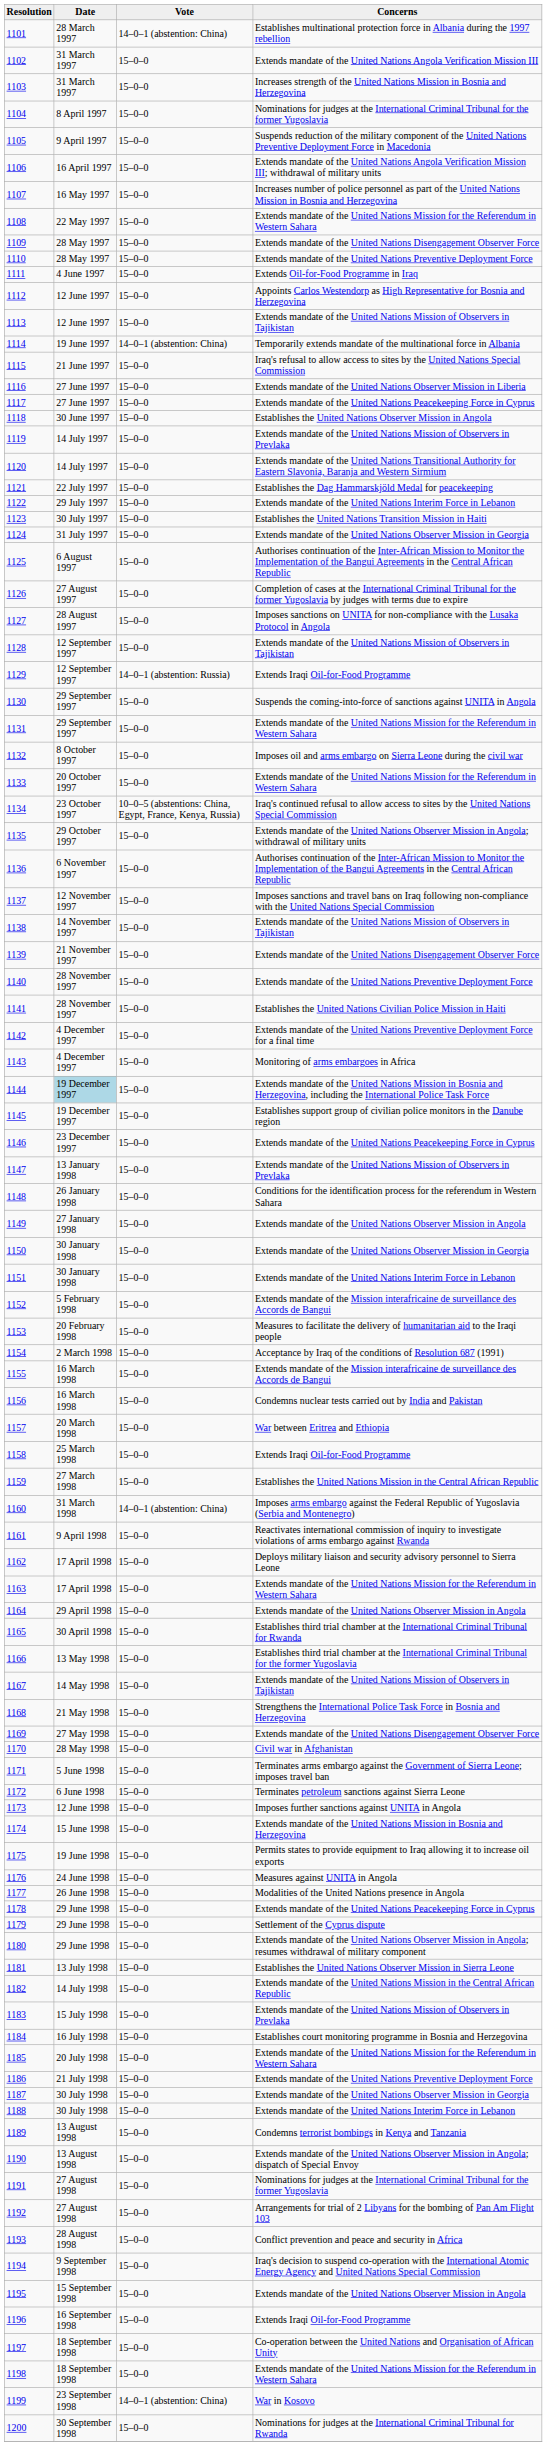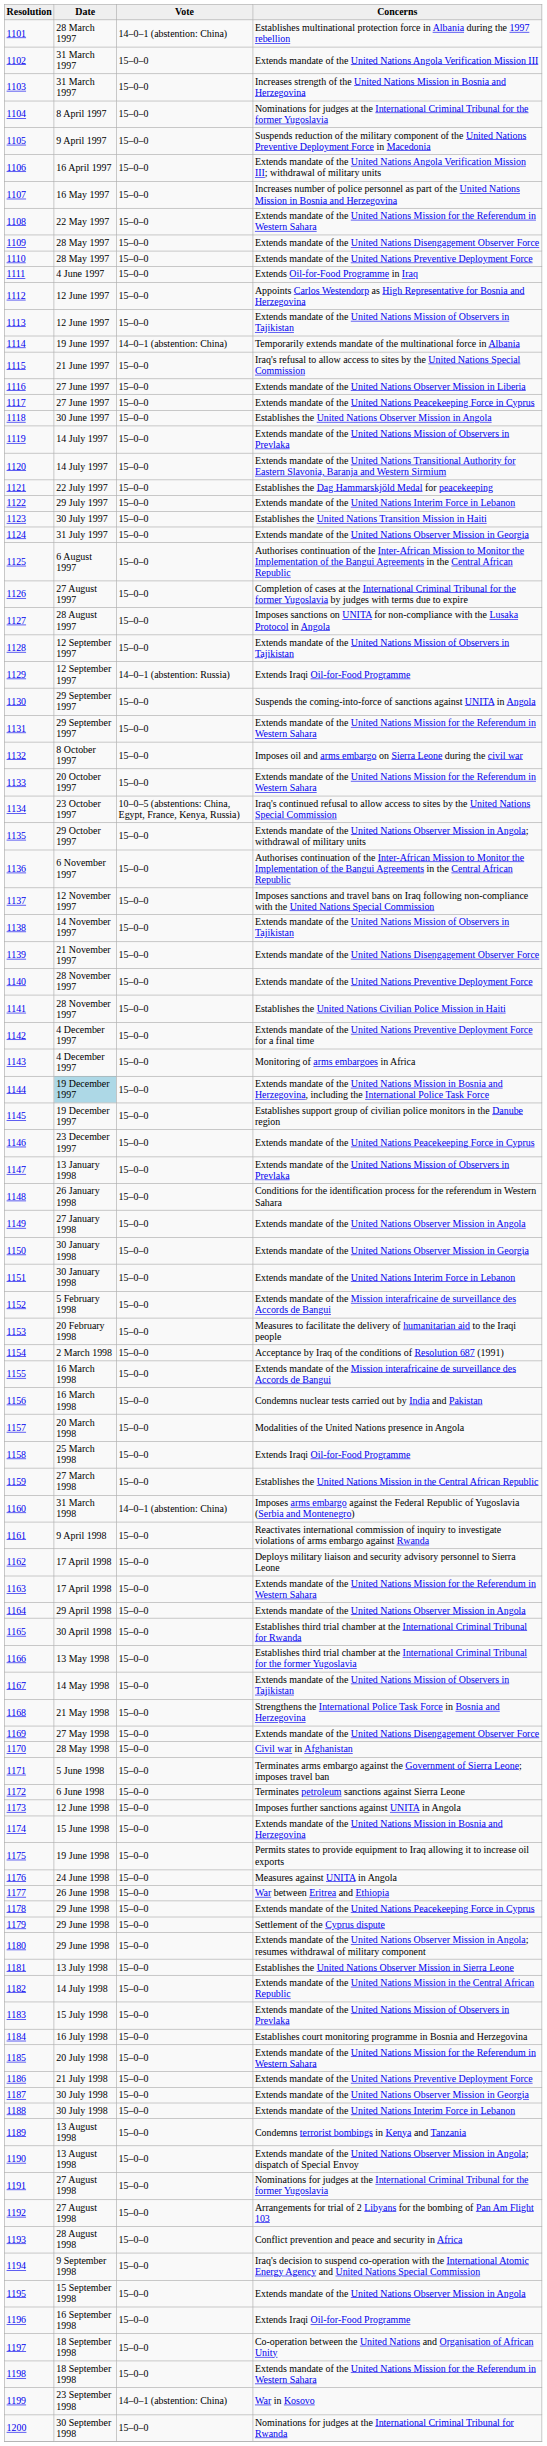(322, 1428) War between Eritrea and Ethiopia -> (359, 1428) Modalities of the United Nations presence in Angola
(359, 1893) Modalities of the United Nations presence in Angola -> (322, 1893) War between Eritrea and Ethiopia
